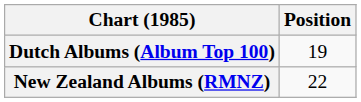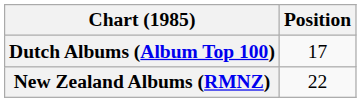(318, 50) 19 -> (318, 50) 17
